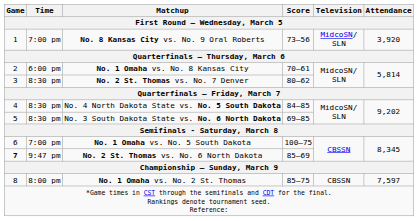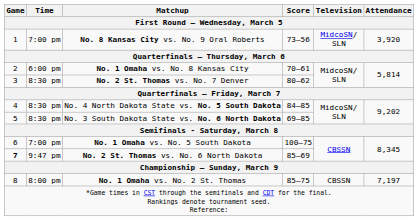(389, 180) 7,597 -> (389, 180) 7,197
